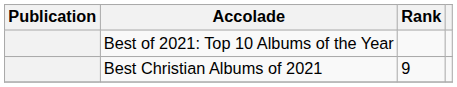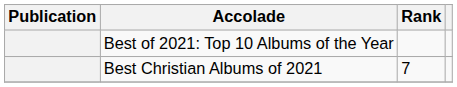(406, 69) 9 -> (406, 69) 7
